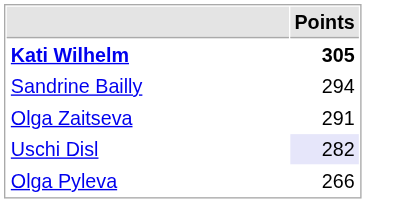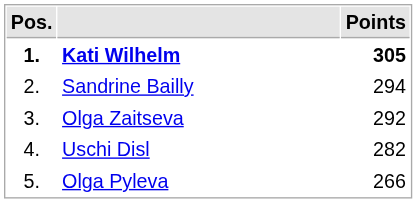+ column: (32, 22)
(338, 118) 291 -> (389, 118) 292
(338, 149) lavender background -> (389, 149) no background
